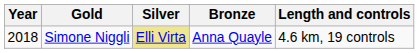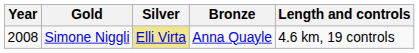(23, 37) 2018 -> (23, 37) 2008
